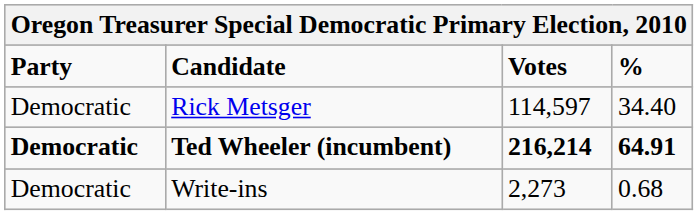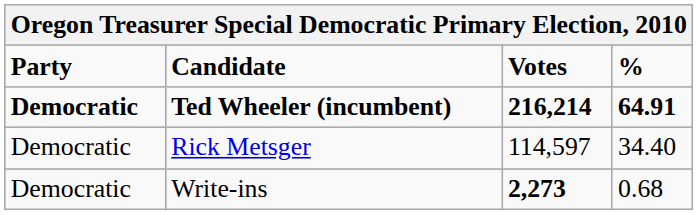rows swapped: (311, 147) <-> (241, 106)
(537, 188) normal -> (537, 188) bold
